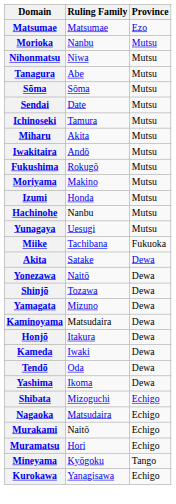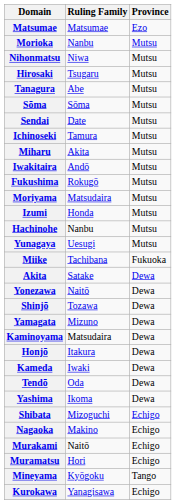+ row: (35, 74)
(83, 182) Makino -> (89, 197) Matsudaira
(89, 414) Matsudaira -> (83, 430) Makino
